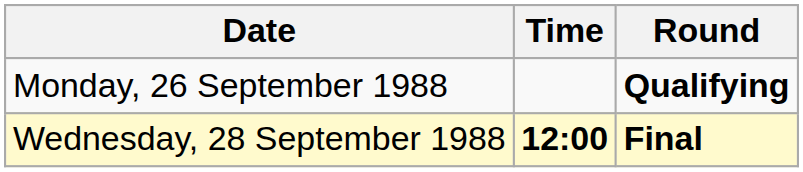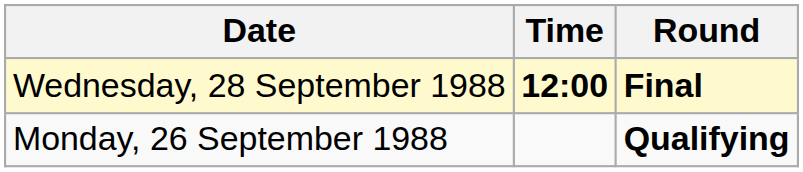rows swapped: (230, 85) <-> (259, 138)
